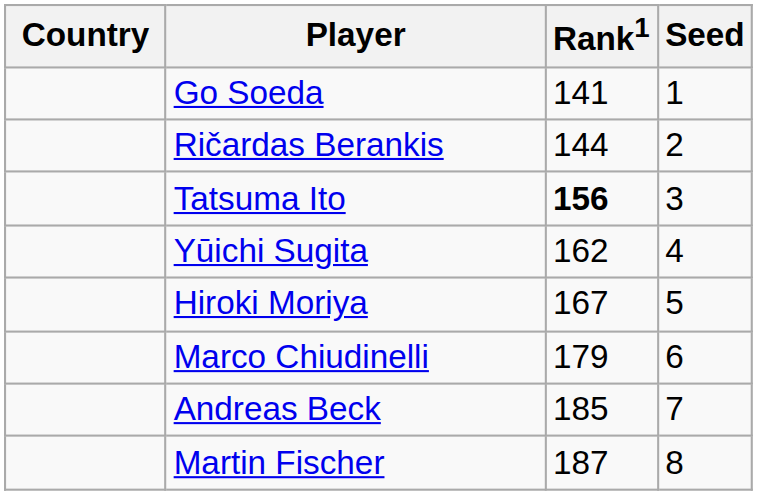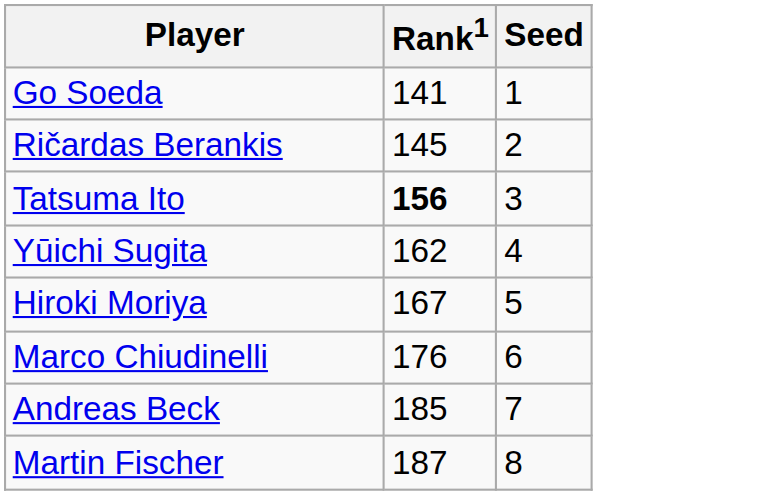- column: (85, 35)
(581, 145) 144 -> (420, 145) 145
(581, 356) 179 -> (420, 356) 176
